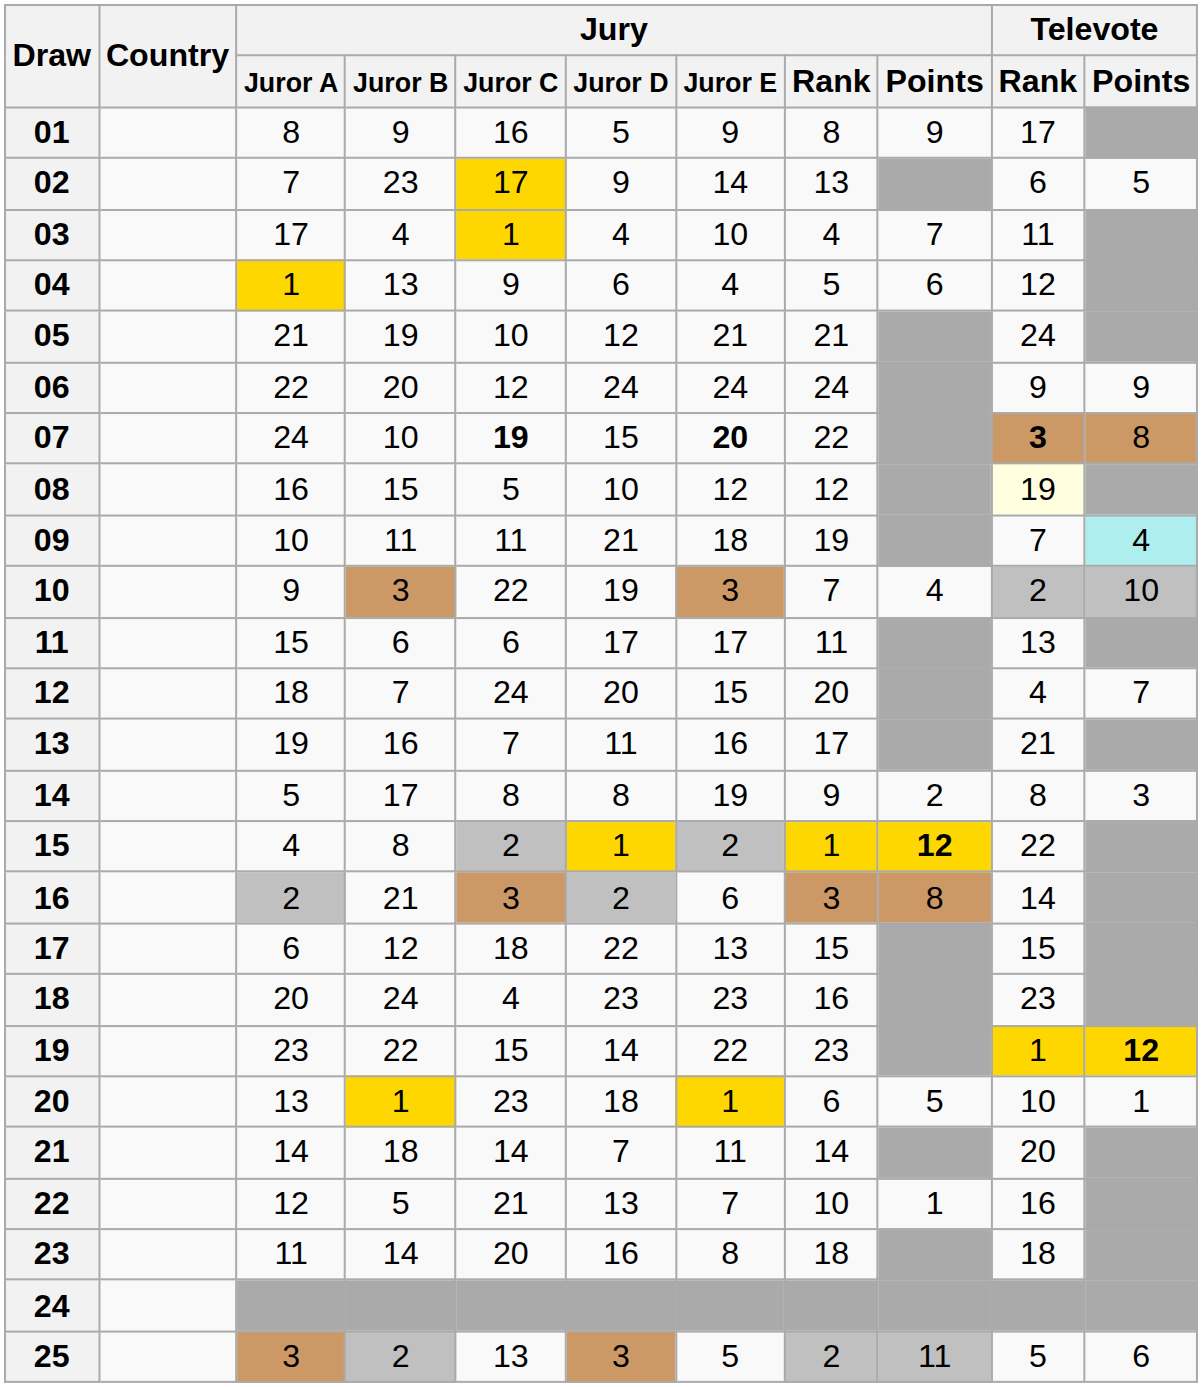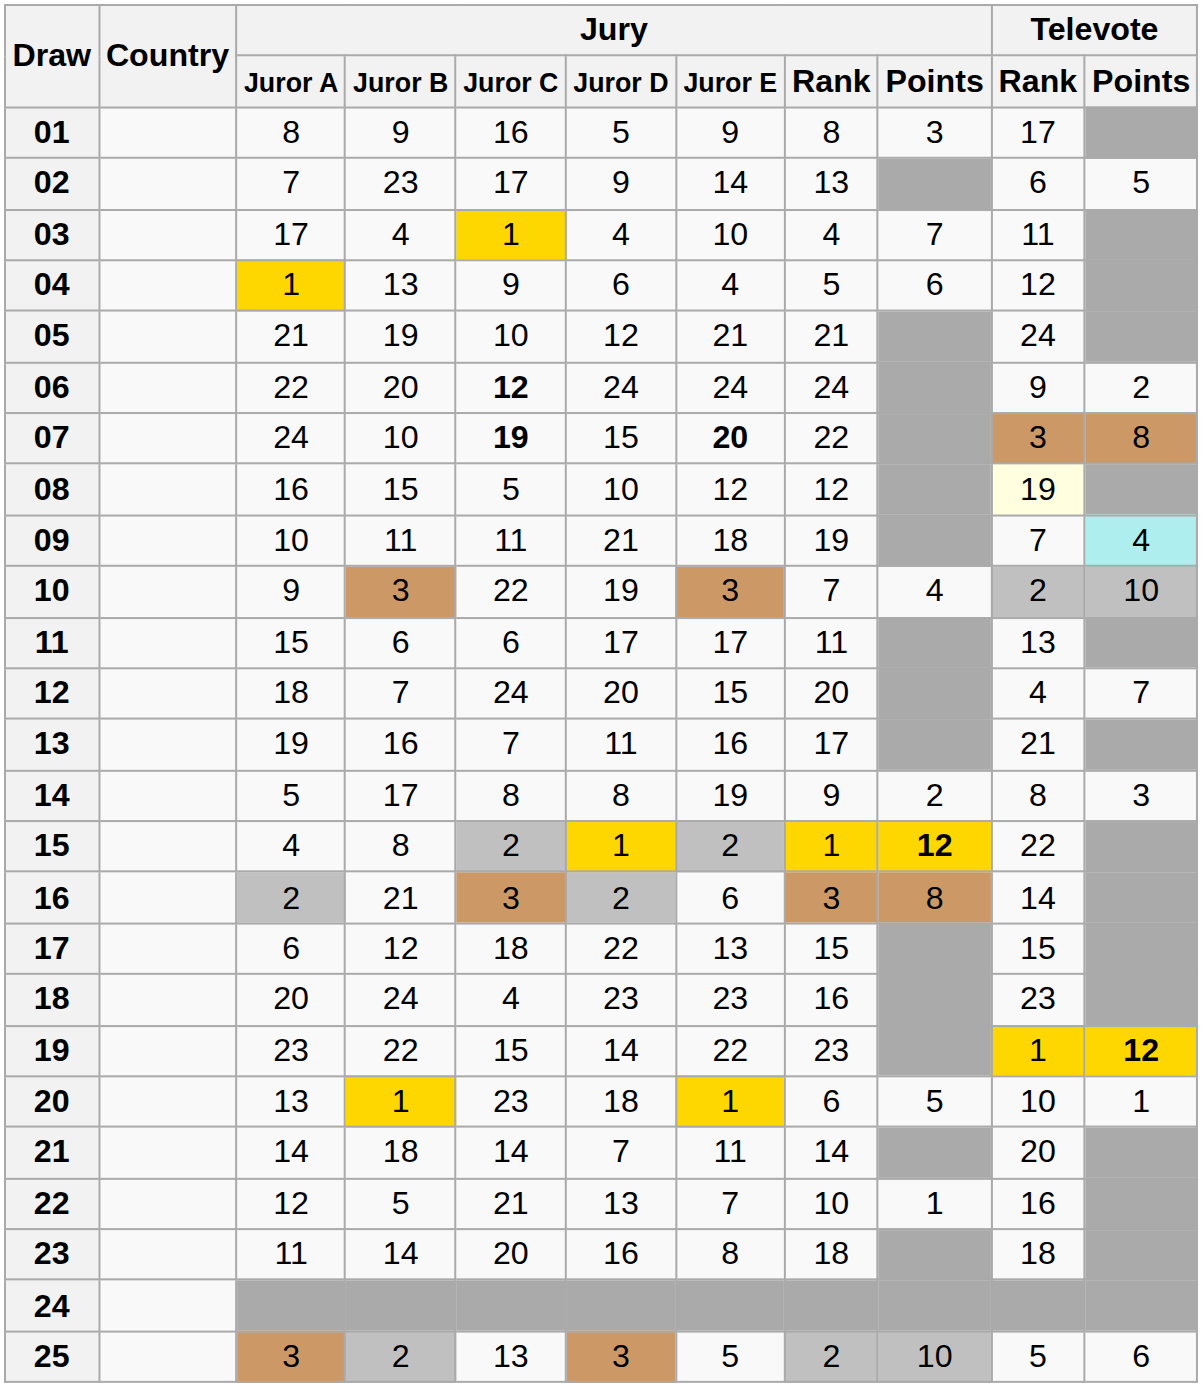(935, 132) 9 -> (935, 132) 3
(511, 183) gold background -> (511, 183) no background
(511, 387) normal -> (511, 387) bold
(1141, 387) 9 -> (1141, 387) 2
(1038, 438) bold -> (1038, 438) normal
(935, 1356) 11 -> (935, 1356) 10
